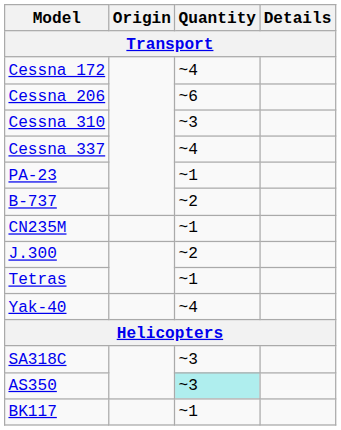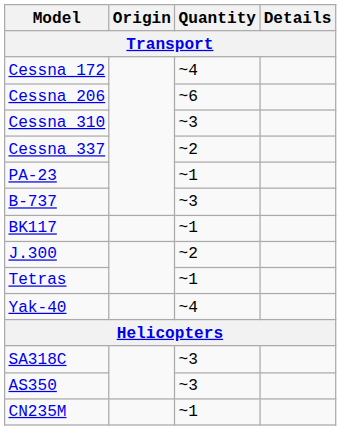(188, 149) ~4 -> (188, 149) ~2
(188, 202) ~2 -> (188, 202) ~3
rows swapped: (37, 228) <-> (33, 412)
(188, 386) paleturquoise background -> (188, 386) no background
